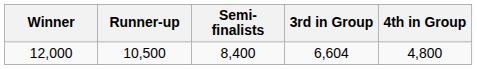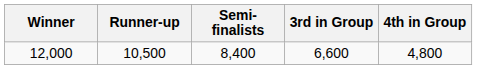(331, 53) 6,604 -> (331, 53) 6,600
